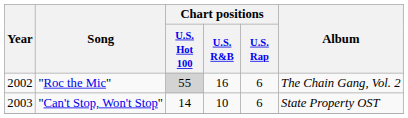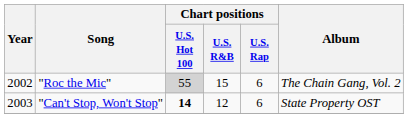(222, 83) 16 -> (222, 83) 15
(185, 103) normal -> (185, 103) bold
(222, 103) 10 -> (222, 103) 12
